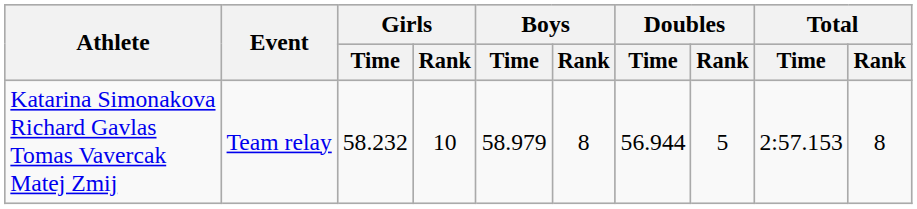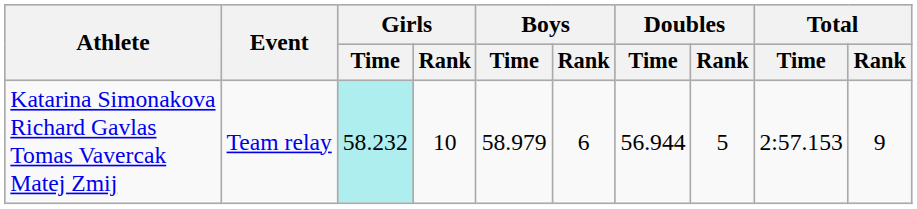(375, 141) no background -> (375, 141) paleturquoise background
(584, 141) 8 -> (584, 141) 6
(880, 141) 8 -> (880, 141) 9
